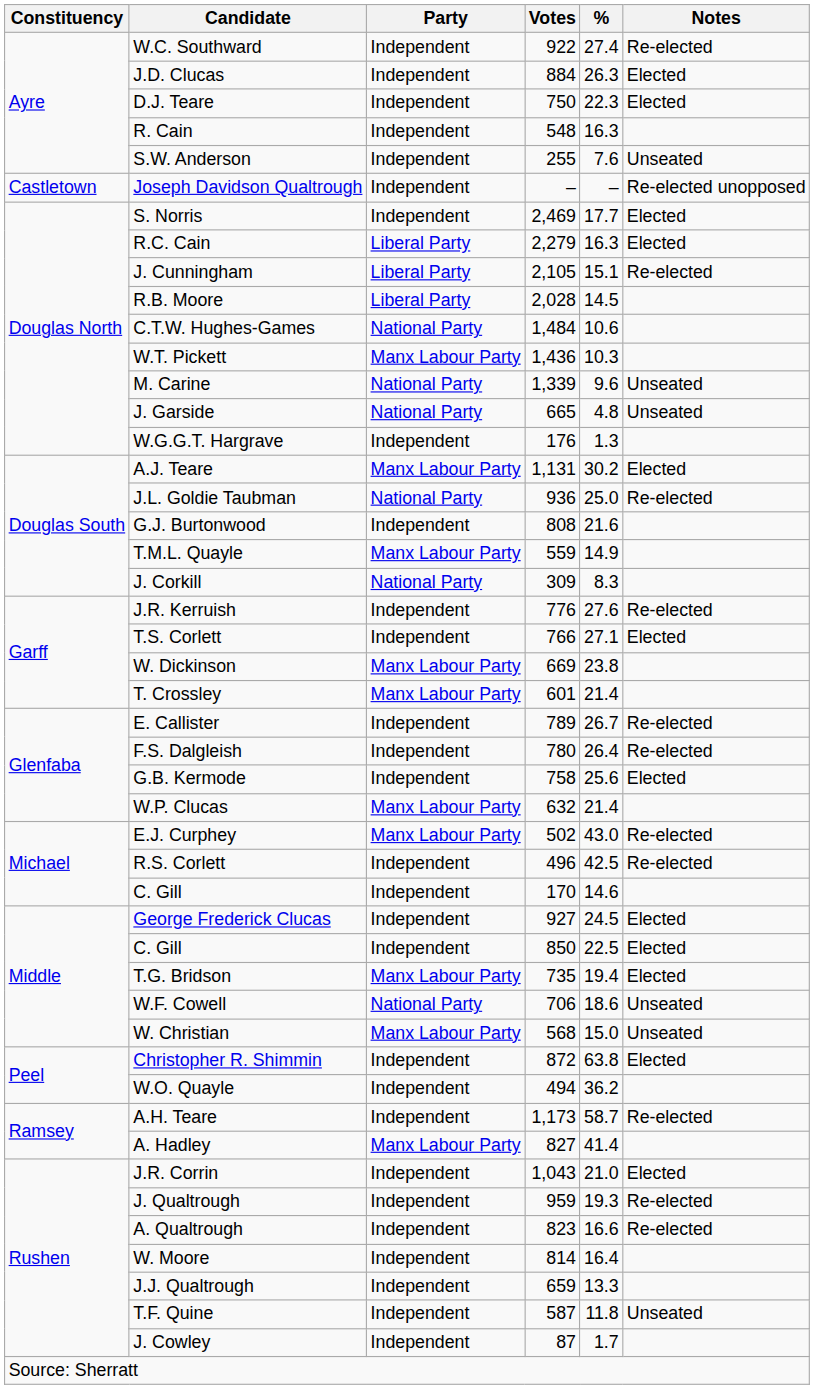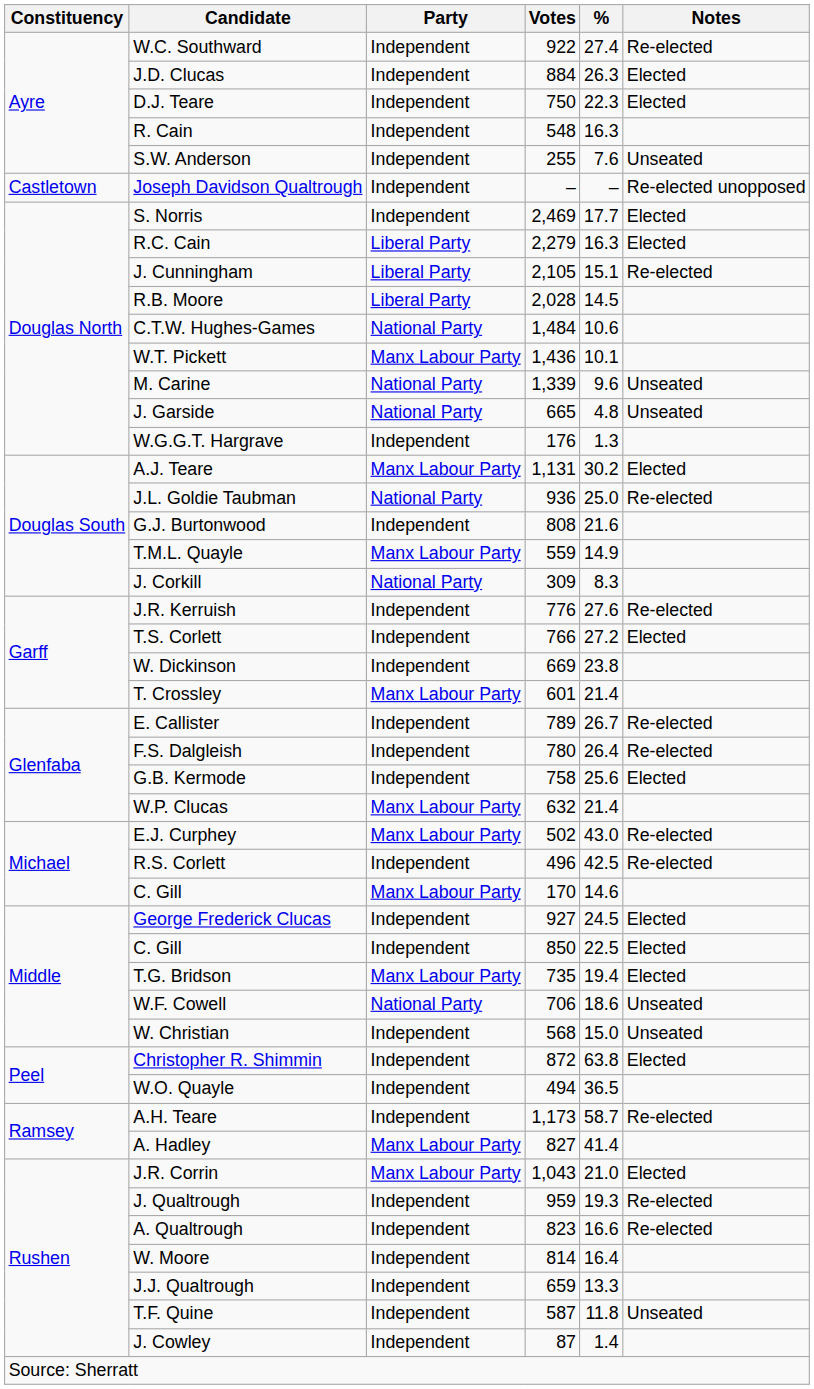(601, 356) 10.3 -> (601, 356) 10.1
(601, 638) 27.1 -> (601, 638) 27.2
(446, 666) Manx Labour Party -> (420, 666) Independent
(420, 891) Independent -> (446, 891) Manx Labour Party
(446, 1032) Manx Labour Party -> (420, 1032) Independent
(601, 1088) 36.2 -> (601, 1088) 36.5
(420, 1173) Independent -> (446, 1173) Manx Labour Party
(606, 1342) 1.7 -> (606, 1342) 1.4
